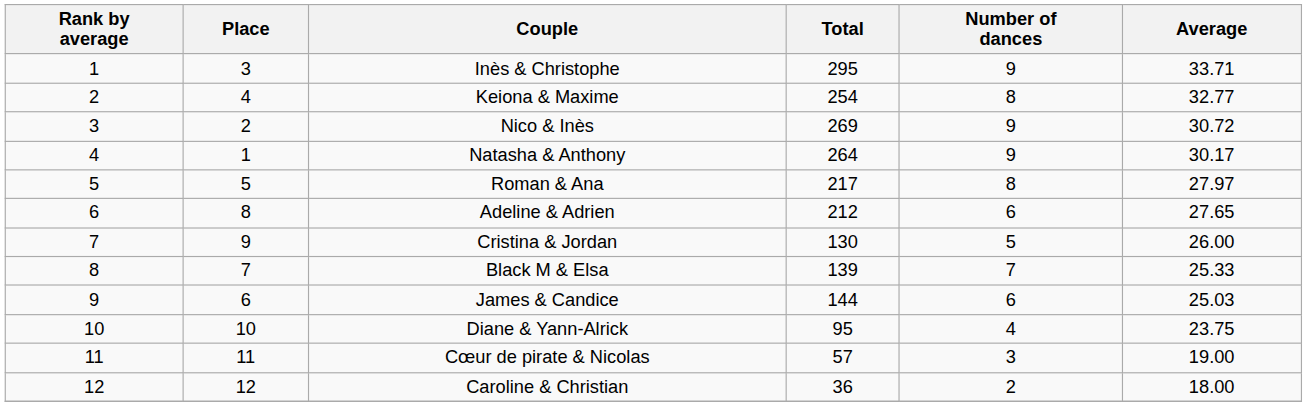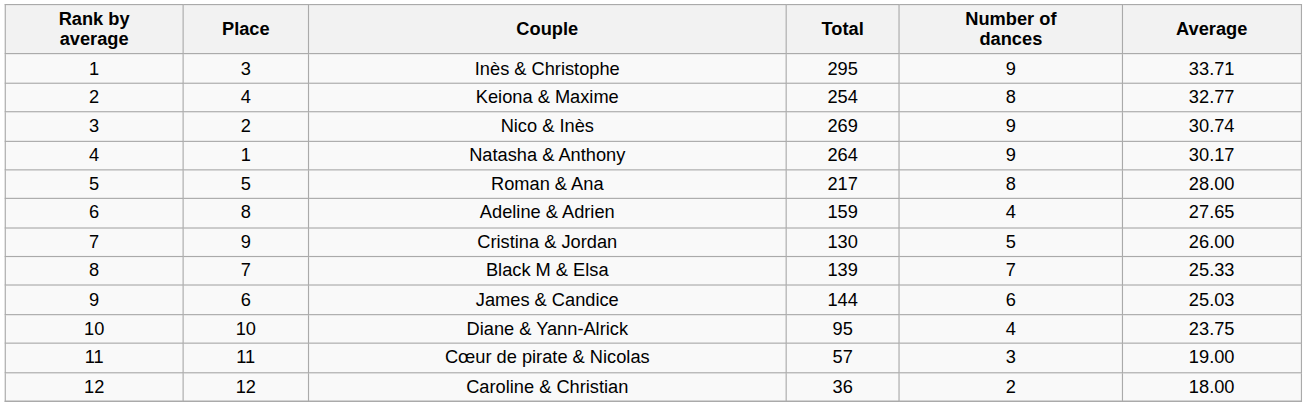(1212, 126) 30.72 -> (1212, 126) 30.74
(1212, 184) 27.97 -> (1212, 184) 28.00
(843, 213) 212 -> (843, 213) 159
(1011, 213) 6 -> (1011, 213) 4
